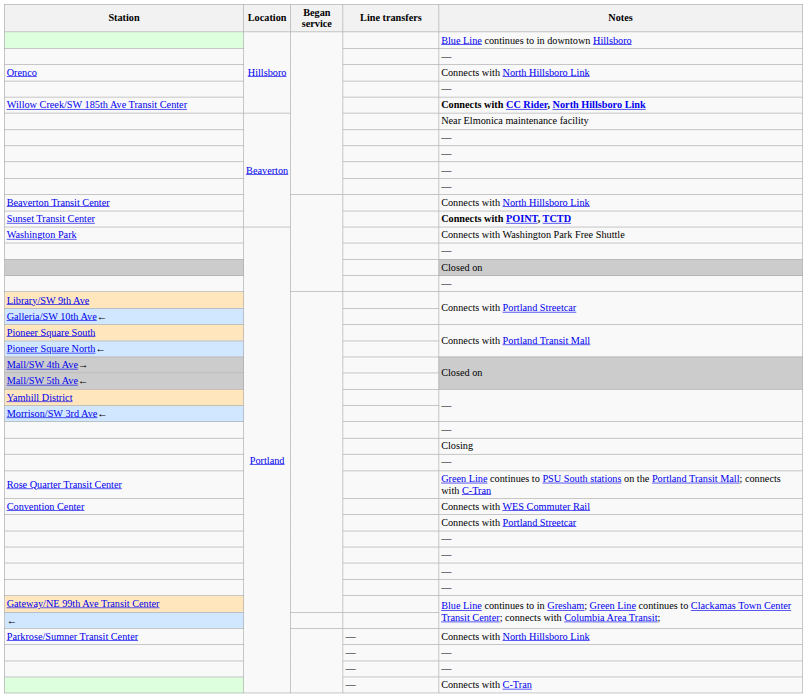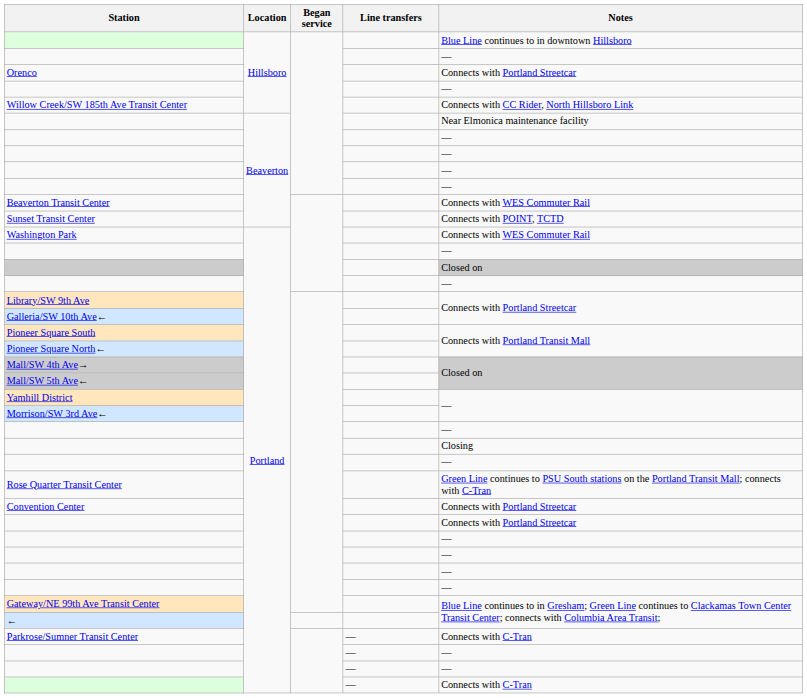(515, 72) Connects with North Hillsboro Link -> (509, 72) Connects with Portland Streetcar
(543, 105) bold -> (537, 105) normal
(515, 202) Connects with North Hillsboro Link -> (516, 202) Connects with WES Commuter Rail
(506, 219) bold -> (502, 219) normal
(533, 235) Connects with Washington Park Free Shuttle -> (516, 235) Connects with WES Commuter Rail
(516, 506) Connects with WES Commuter Rail -> (509, 506) Connects with Portland Streetcar
(515, 636) Connects with North Hillsboro Link -> (486, 636) Connects with C-Tran
